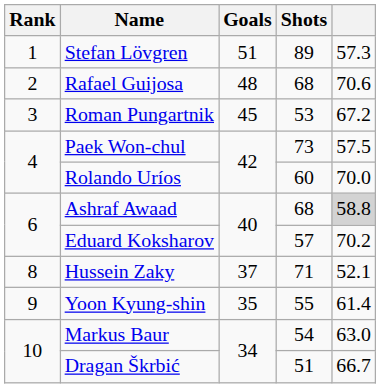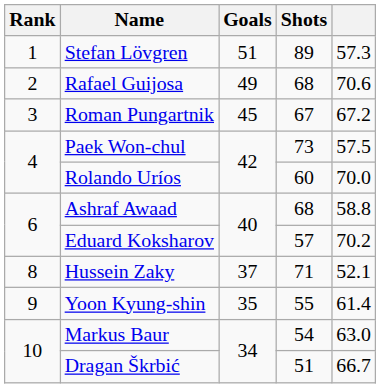(247, 83) 48 -> (247, 83) 49
(304, 114) 53 -> (304, 114) 67
(354, 209) lightgrey background -> (354, 209) no background
